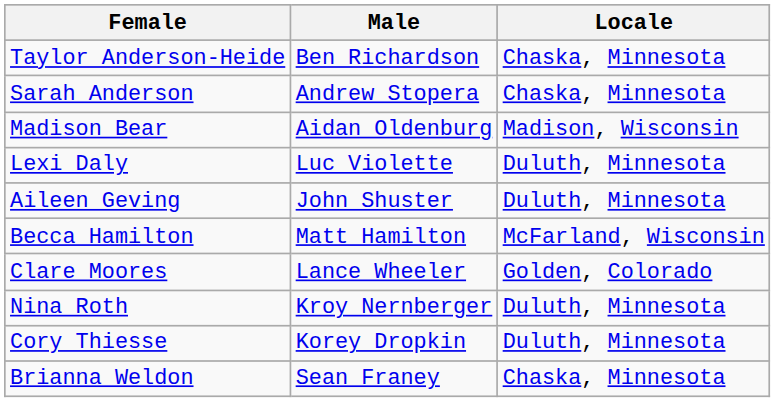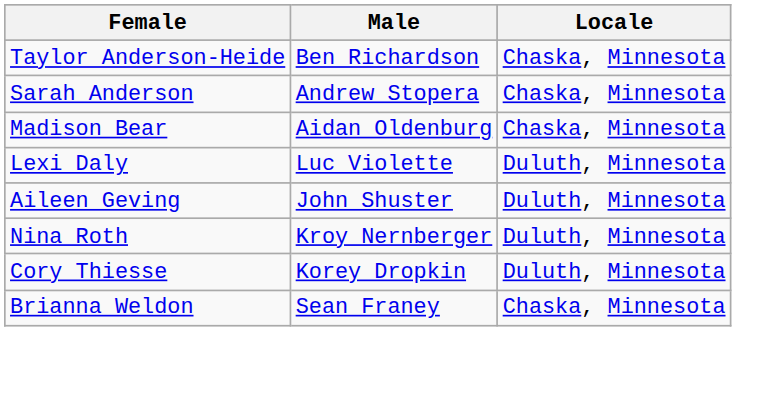(621, 129) Madison, Wisconsin -> (614, 129) Chaska, Minnesota
- row: (102, 236)
- row: (89, 272)
